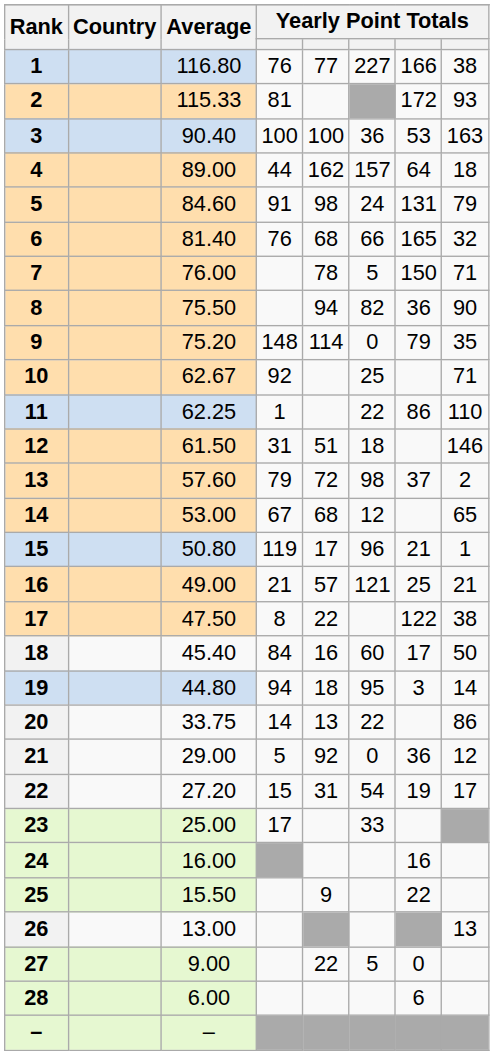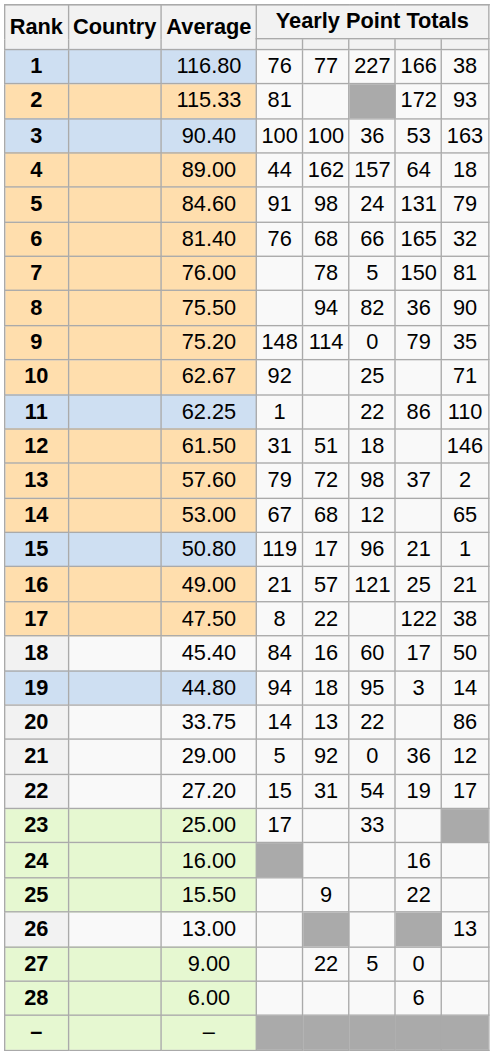(465, 273) 71 -> (465, 273) 81
